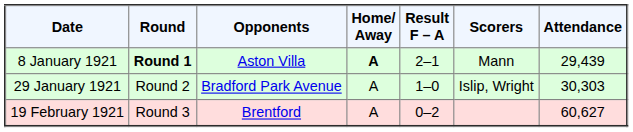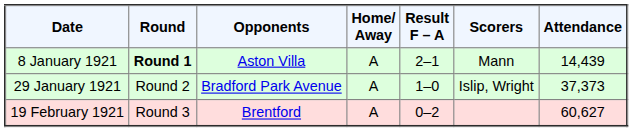(373, 61) bold -> (373, 61) normal
(583, 61) 29,439 -> (583, 61) 14,439
(583, 87) 30,303 -> (583, 87) 37,373
